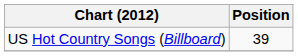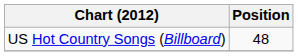(261, 39) 39 -> (261, 39) 48
